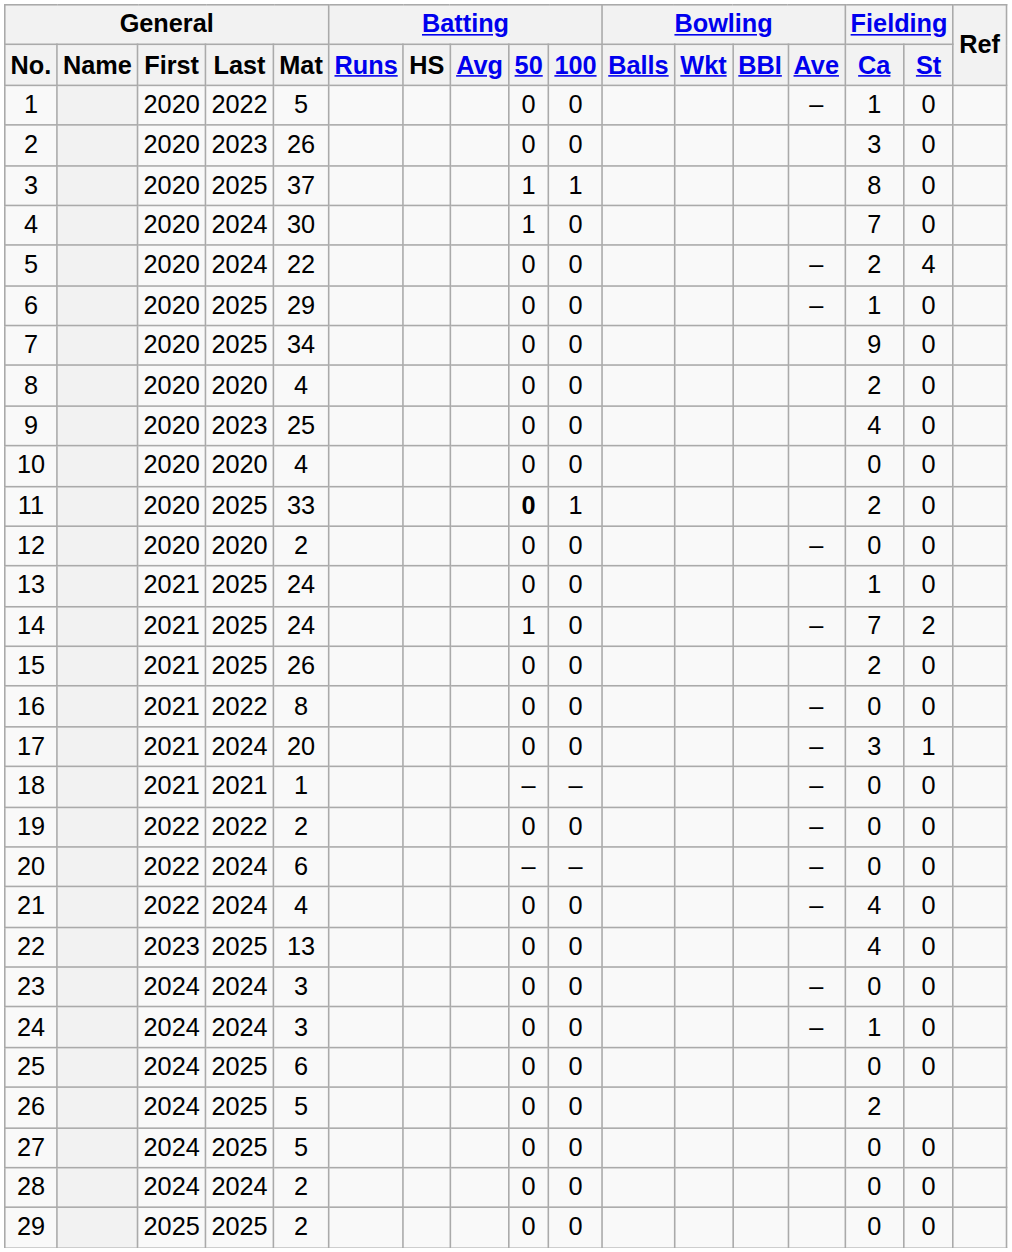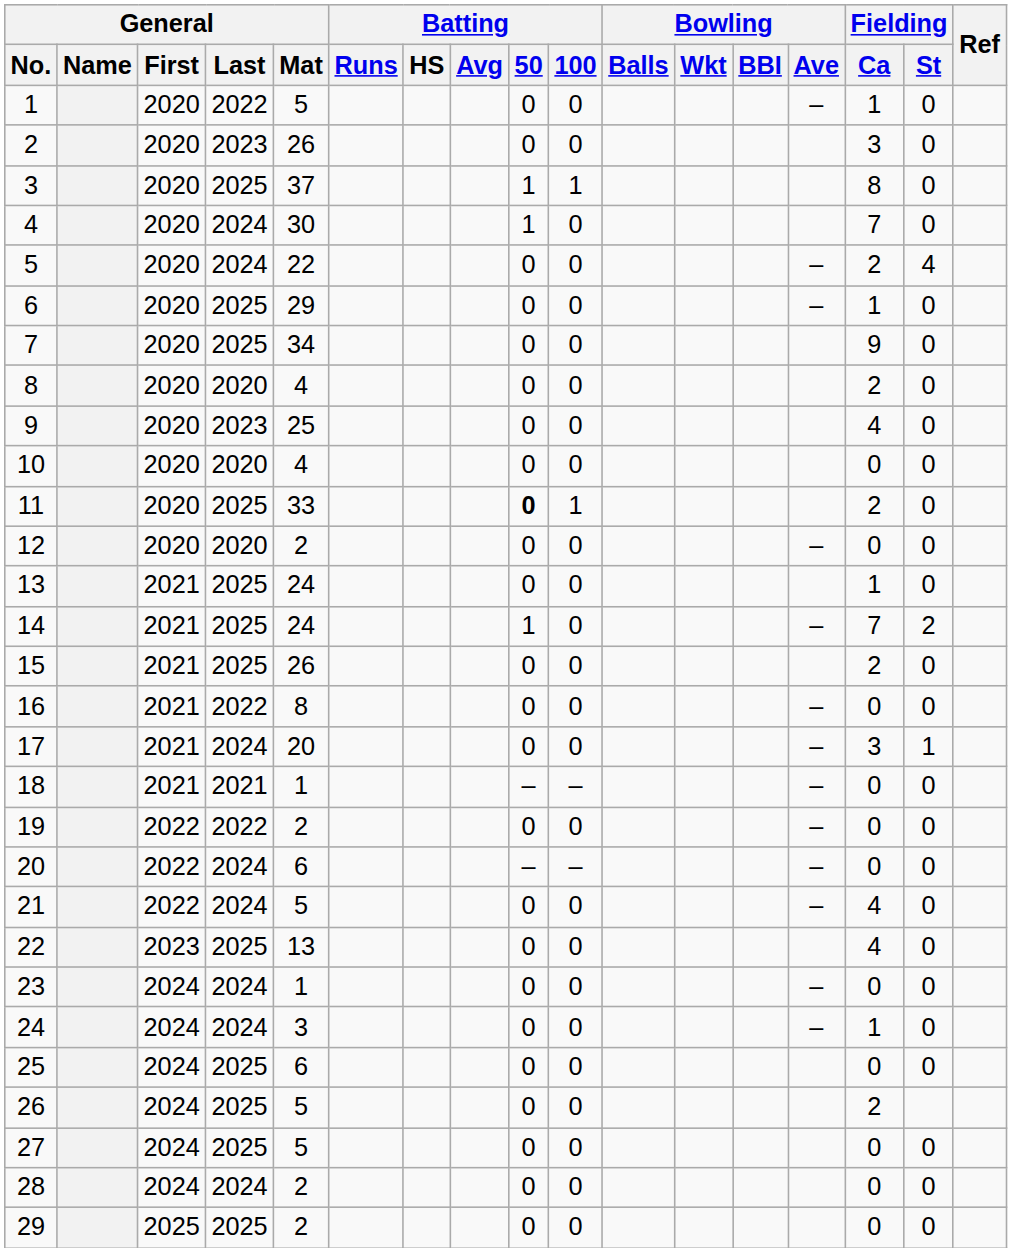(301, 906) 4 -> (301, 906) 5
(301, 986) 3 -> (301, 986) 1
